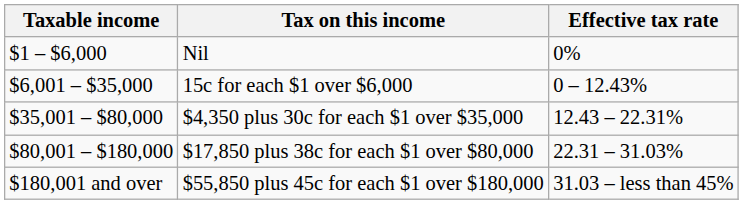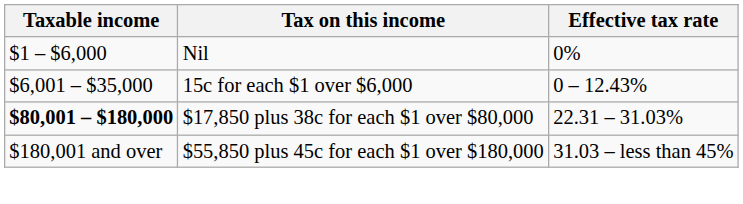- row: (353, 118)
(91, 150) normal -> (91, 118) bold
